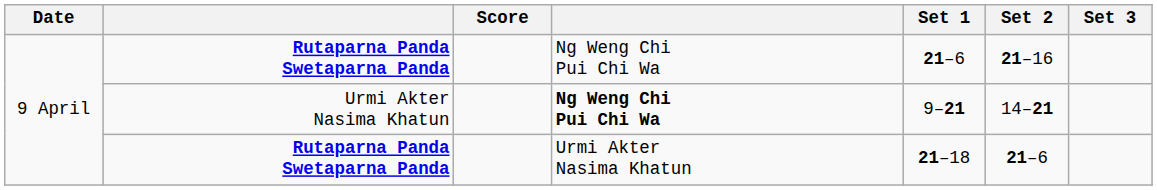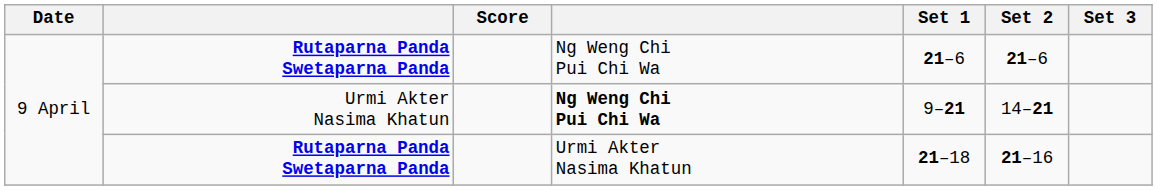(1027, 59) 21–16 -> (1027, 59) 21–6
(1027, 159) 21–6 -> (1027, 159) 21–16
